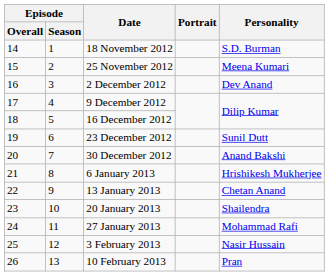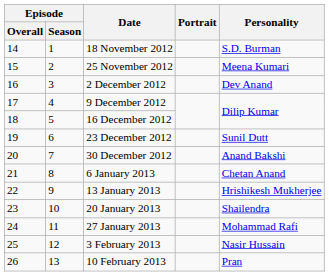(272, 173) Hrishikesh Mukherjee -> (254, 173) Chetan Anand
(254, 191) Chetan Anand -> (272, 191) Hrishikesh Mukherjee
